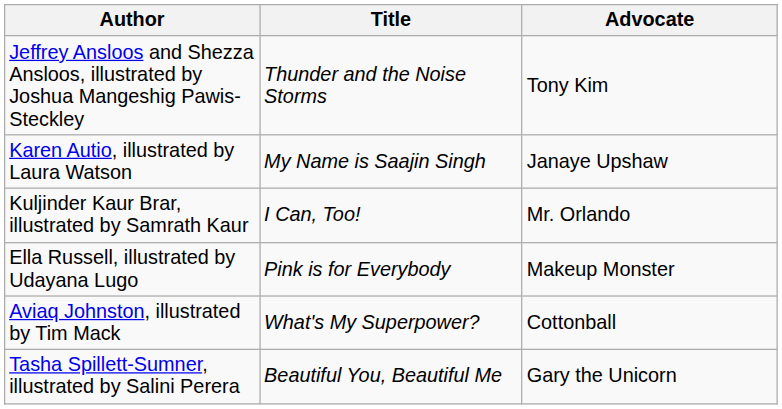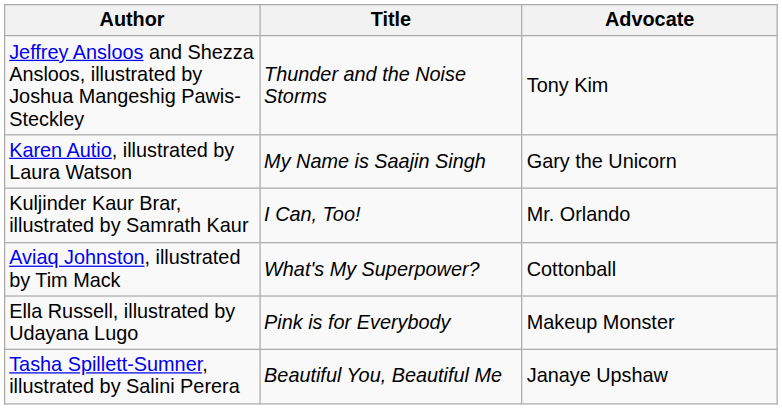(597, 161) Janaye Upshaw -> (602, 161) Gary the Unicorn
rows swapped: (125, 322) <-> (122, 268)
(602, 376) Gary the Unicorn -> (597, 376) Janaye Upshaw
